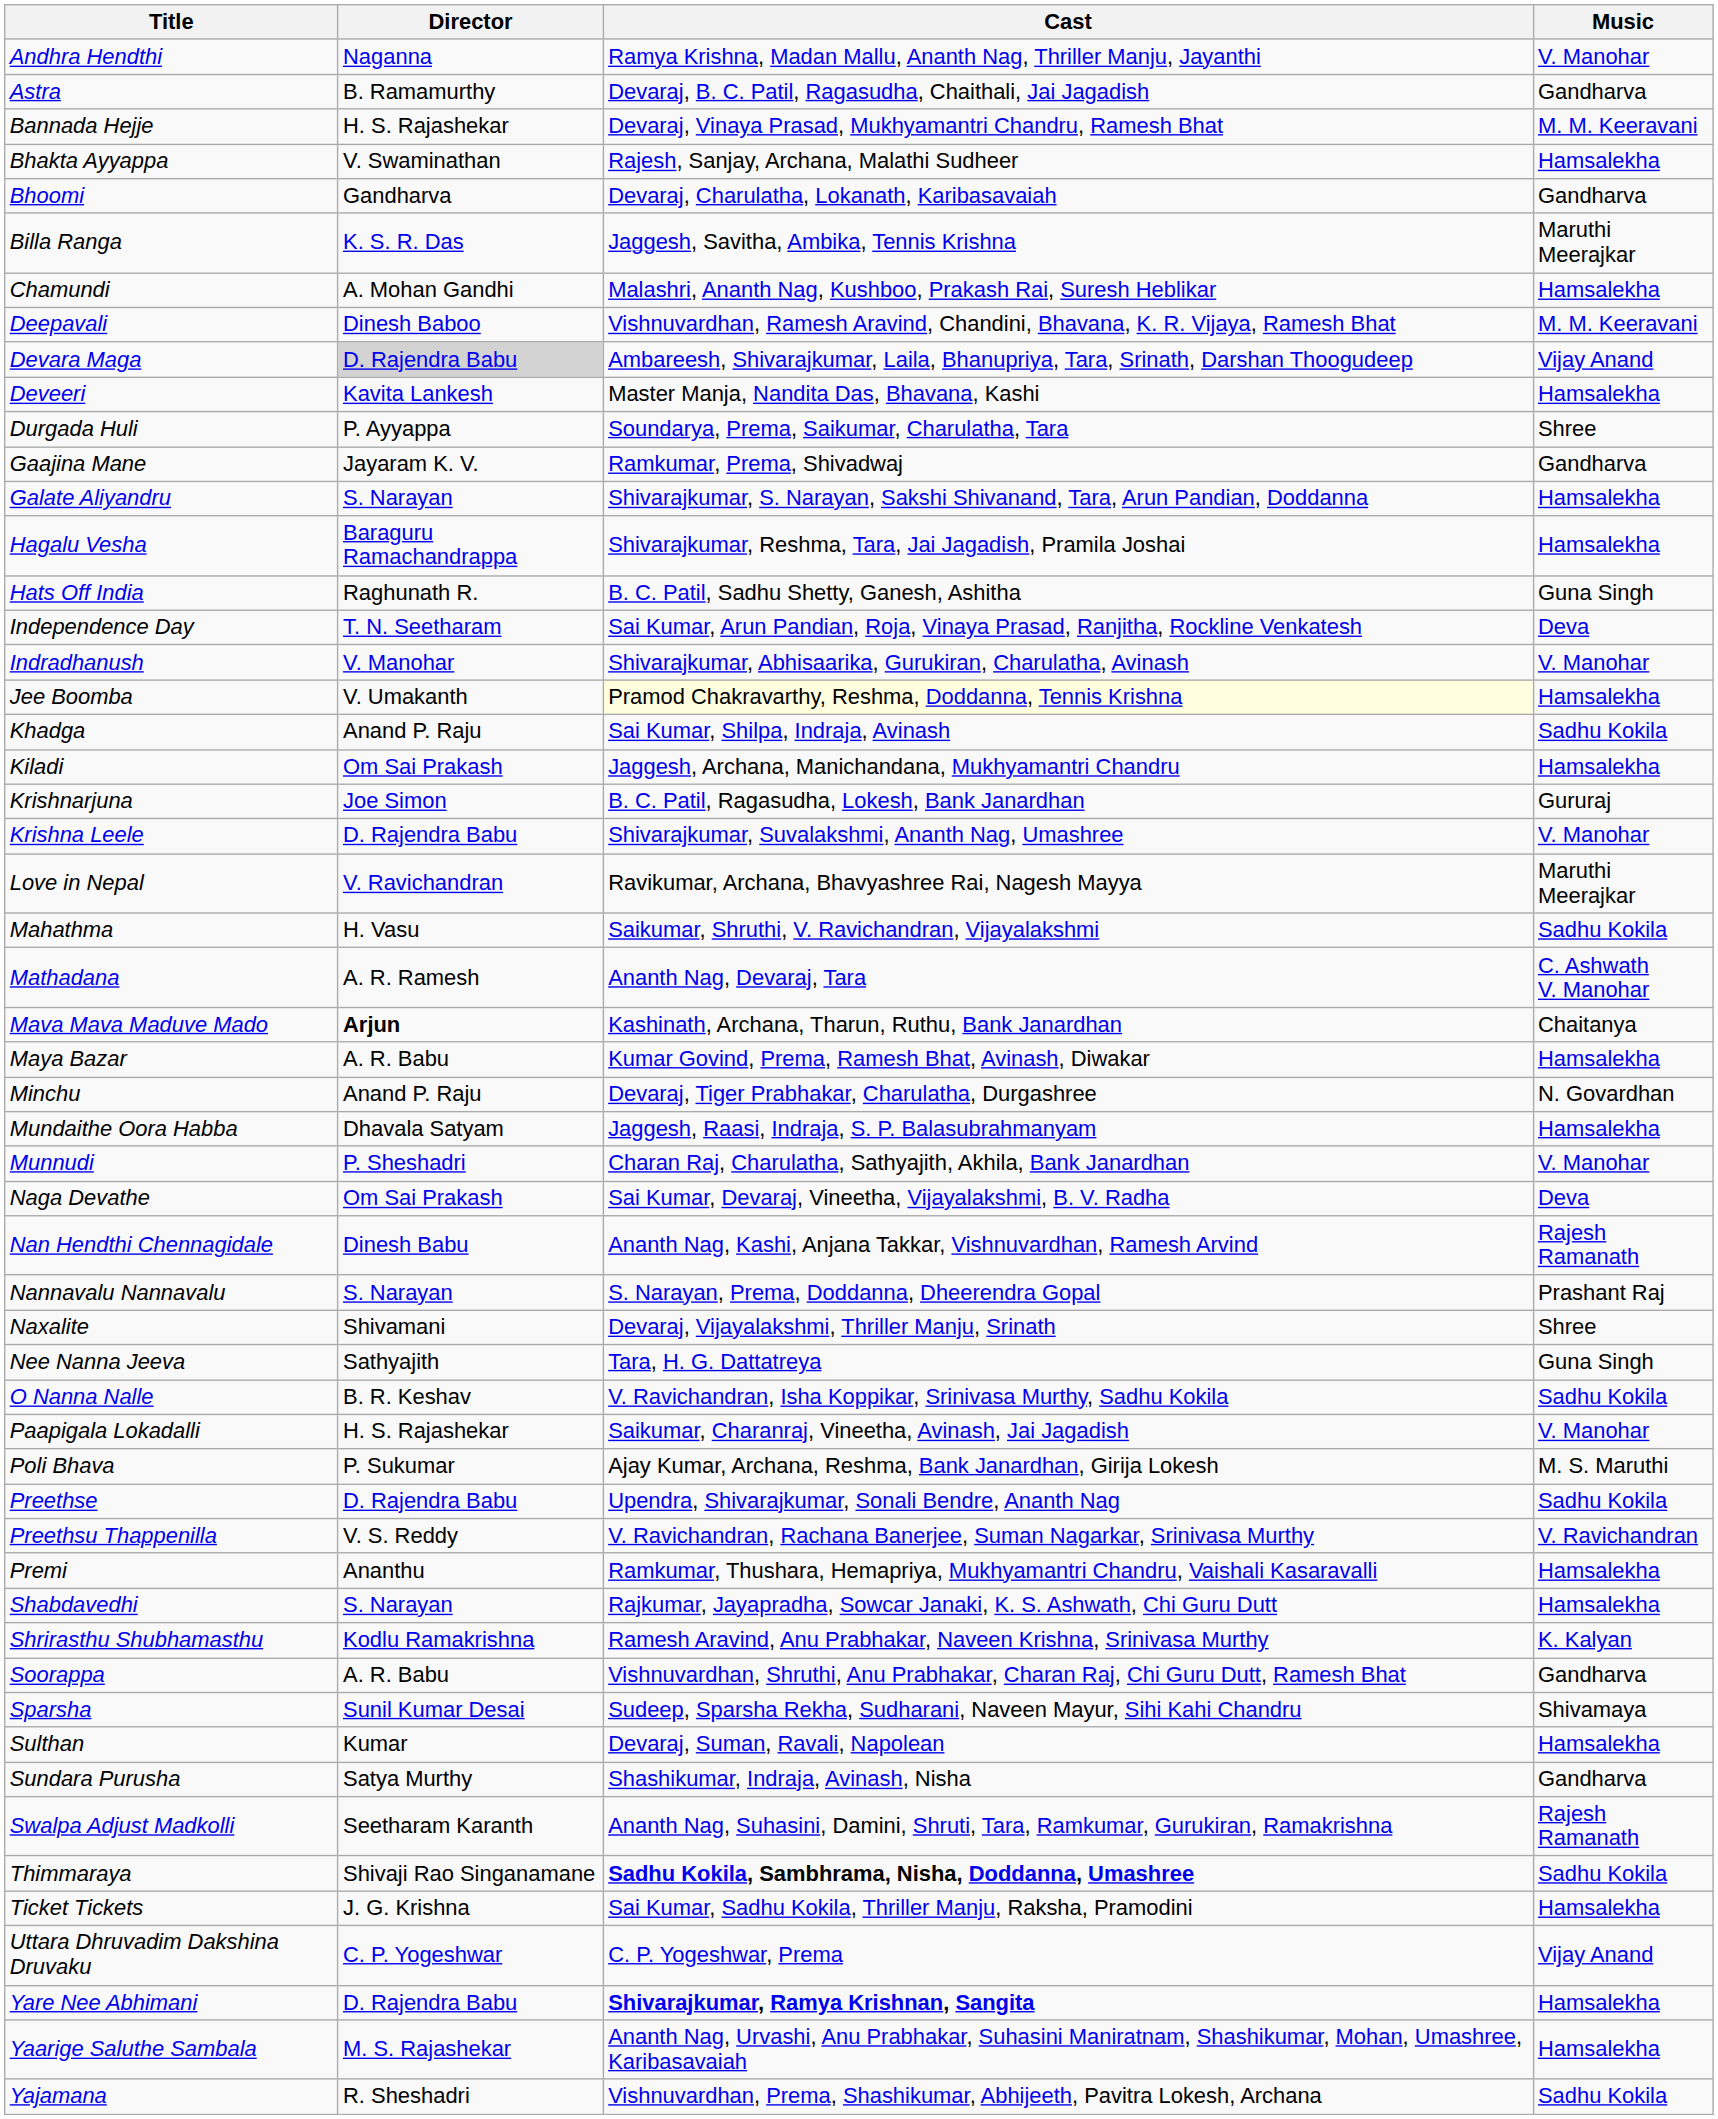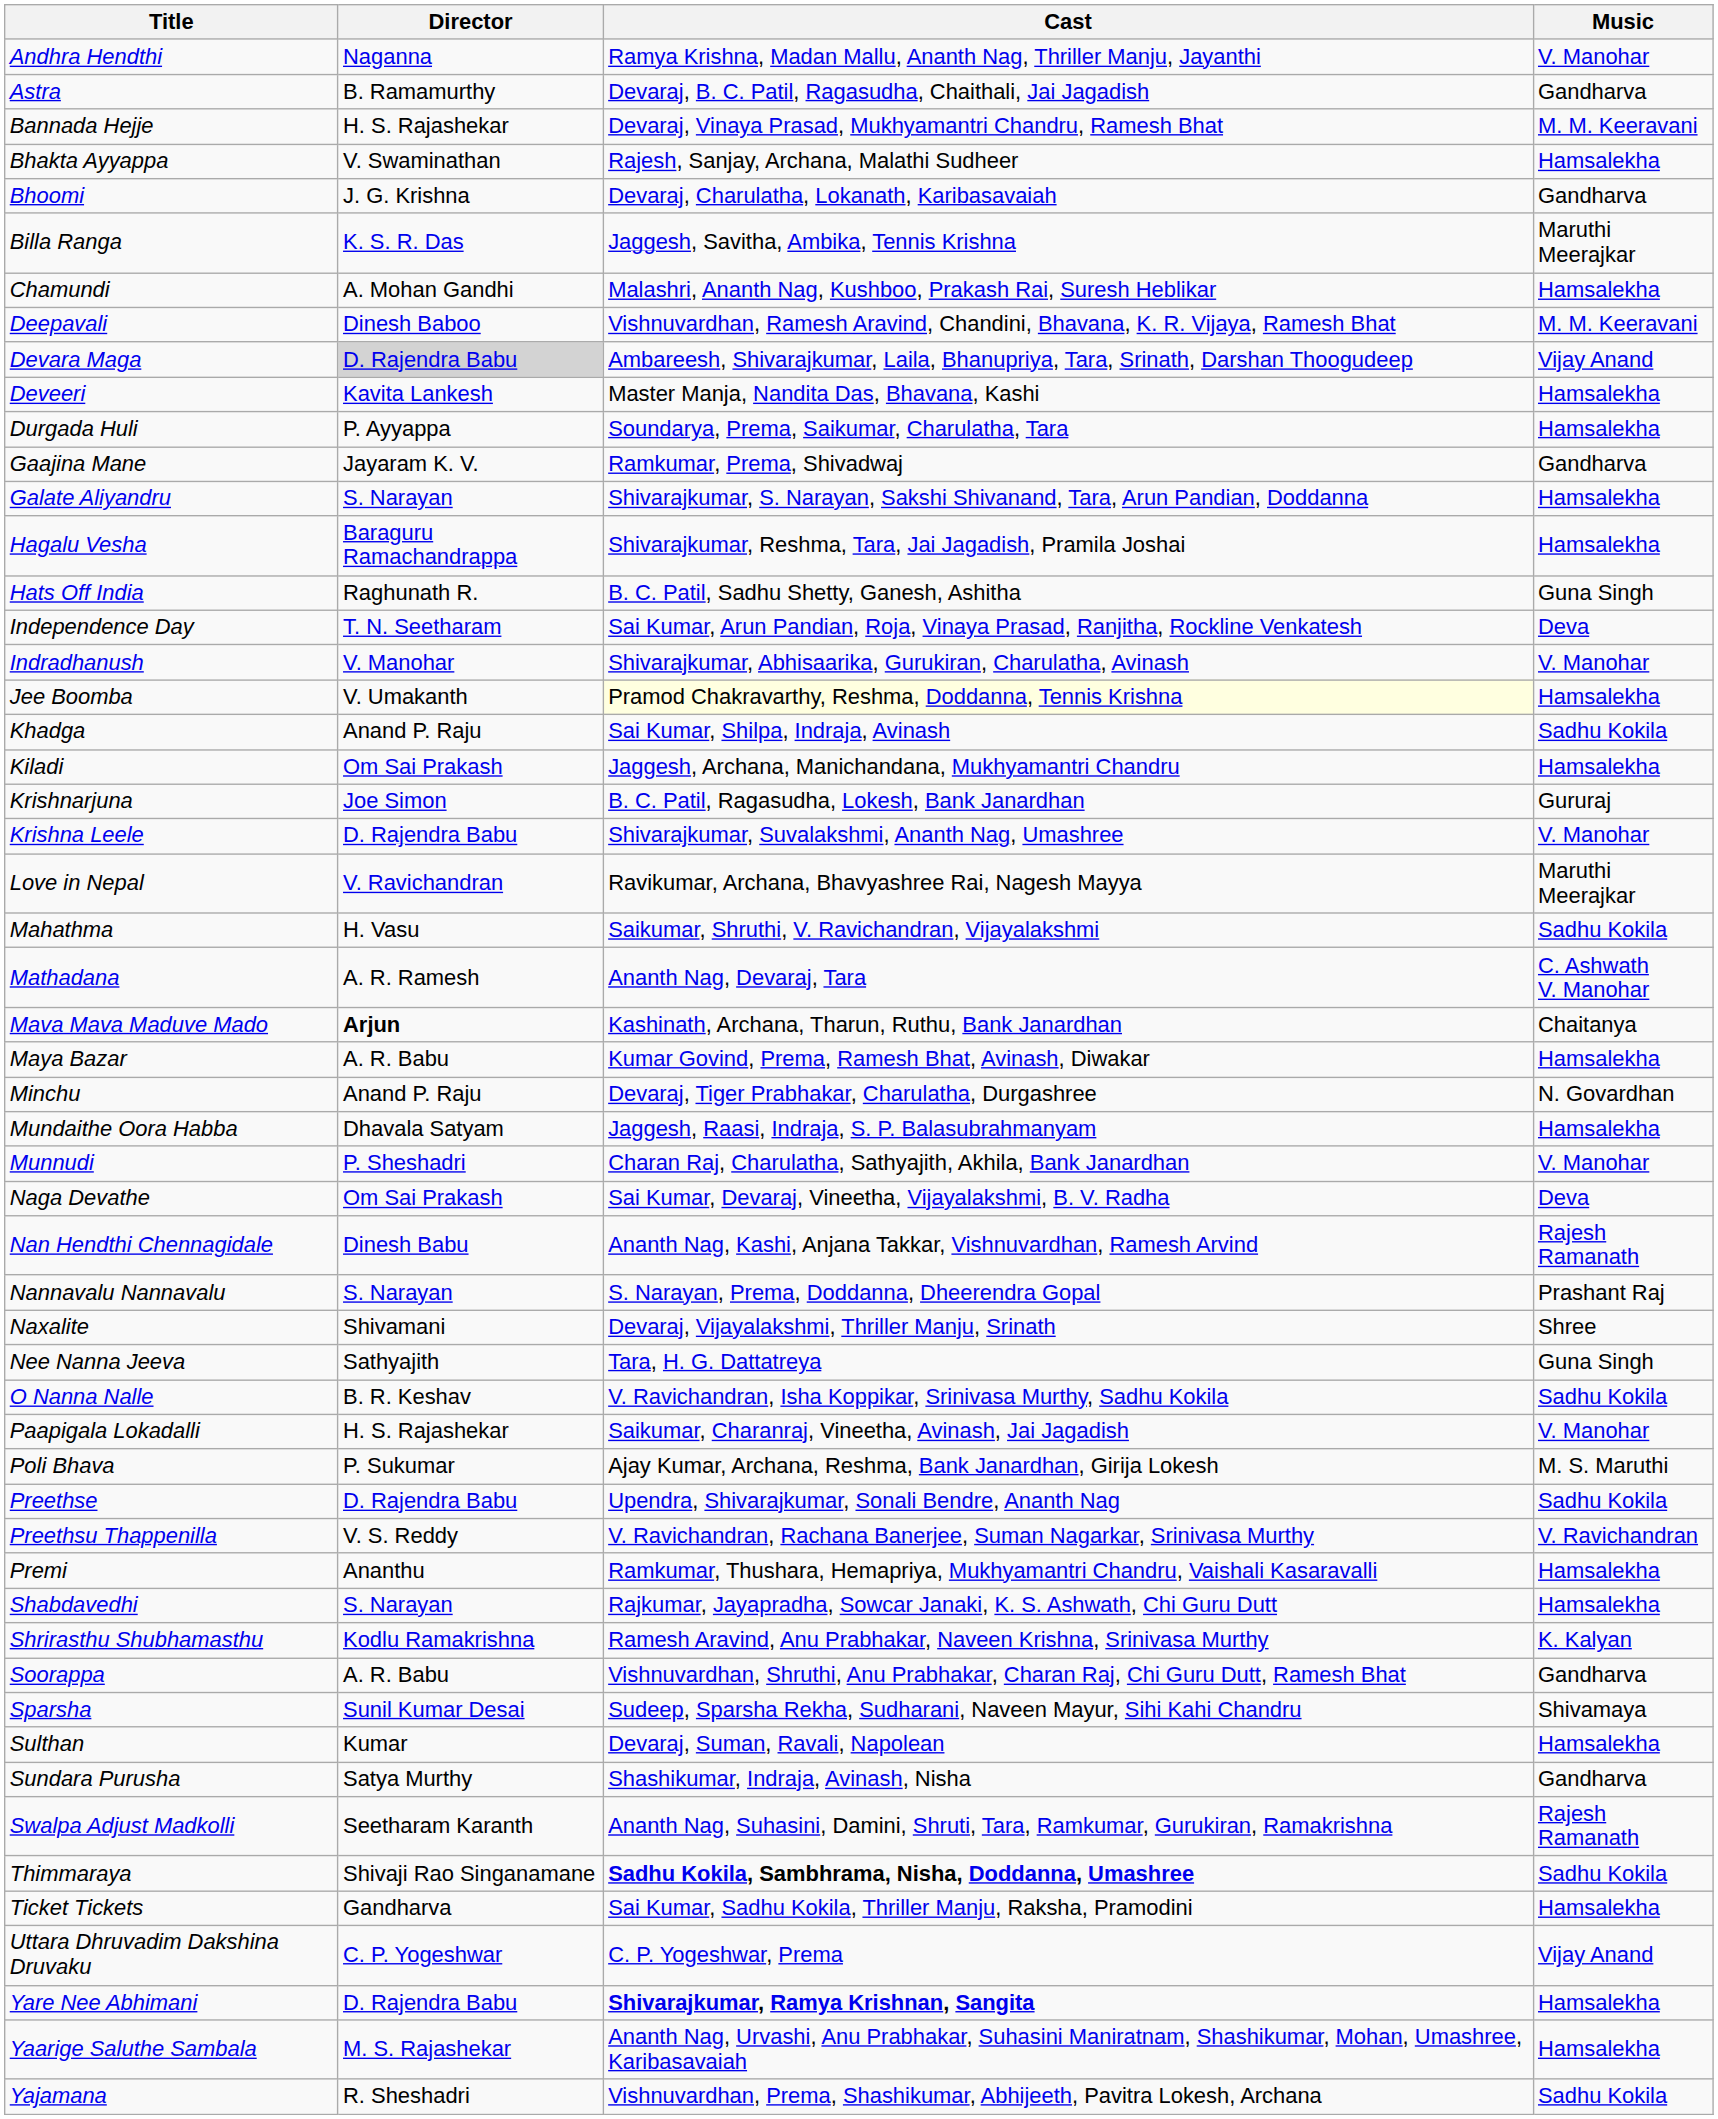(397, 195) Gandharva -> (406, 195) J. G. Krishna
(1567, 428) Shree -> (1599, 428) Hamsalekha
(406, 1908) J. G. Krishna -> (397, 1908) Gandharva
